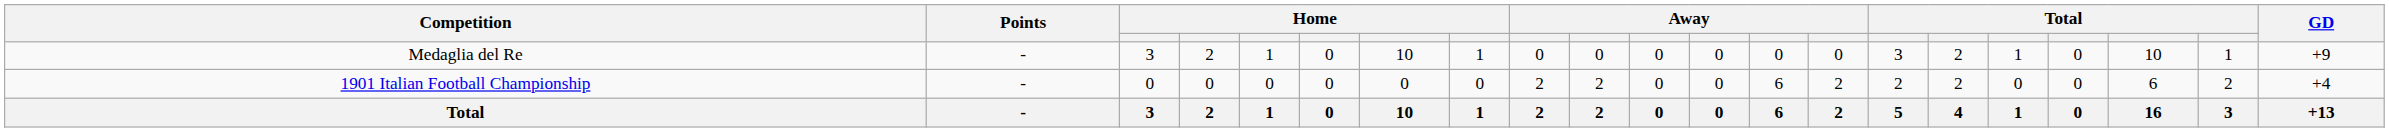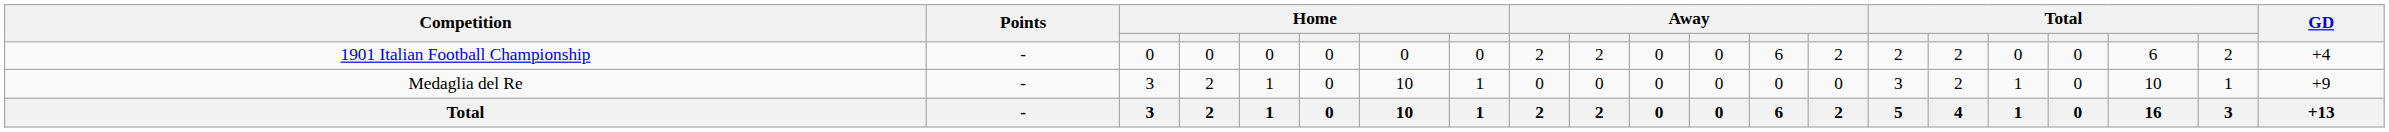rows swapped: (465, 83) <-> (465, 55)
